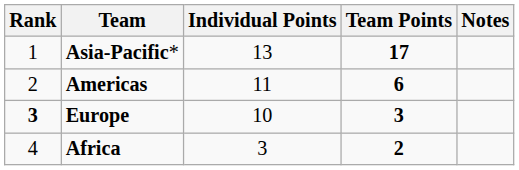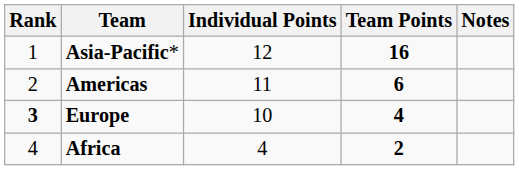(262, 52) 13 -> (262, 52) 12
(399, 52) 17 -> (399, 52) 16
(399, 116) 3 -> (399, 116) 4
(262, 148) 3 -> (262, 148) 4
